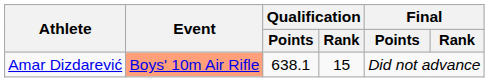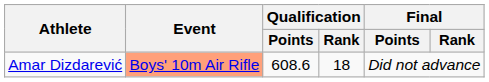(291, 65) 638.1 -> (291, 65) 608.6
(342, 65) 15 -> (342, 65) 18
